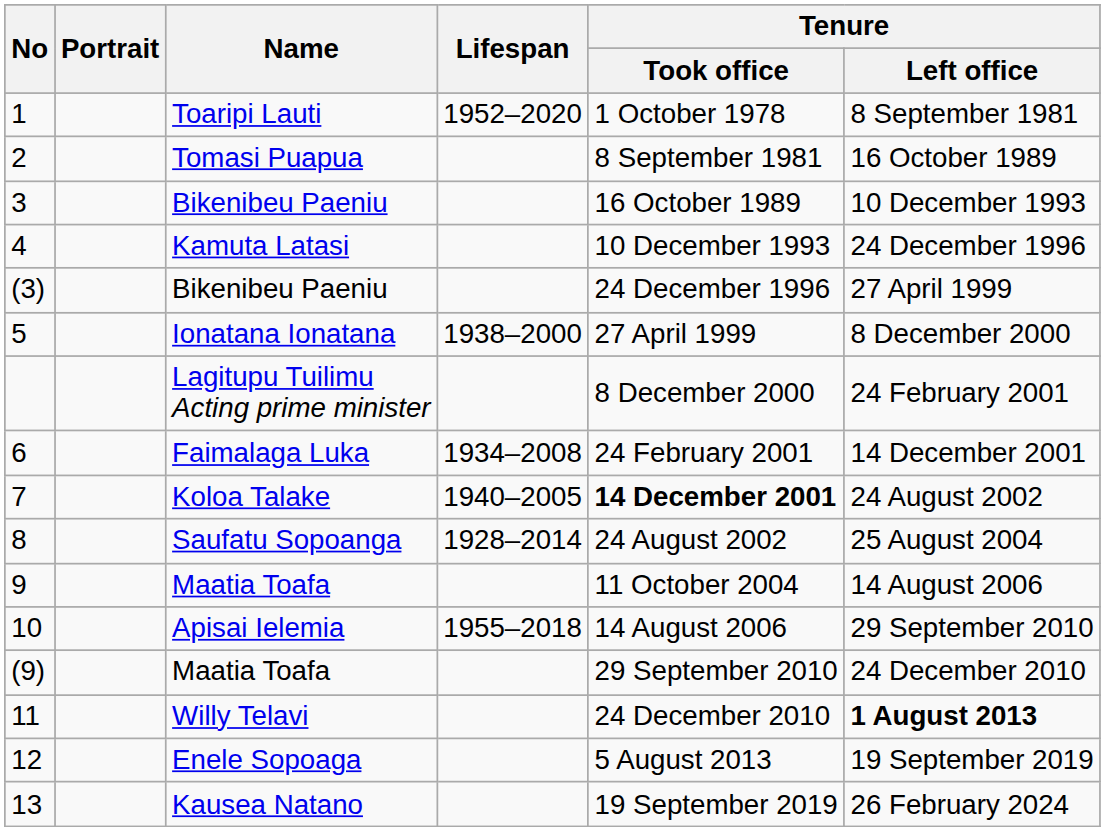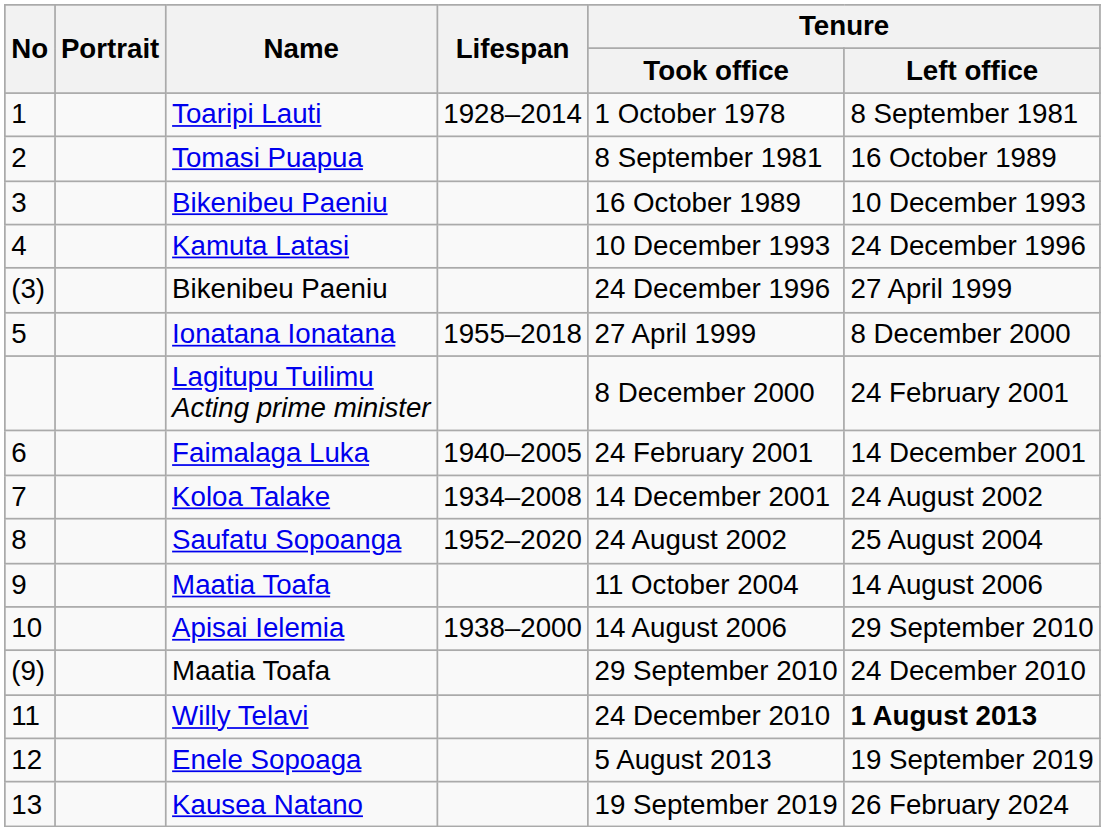(513, 114) 1952–2020 -> (513, 114) 1928–2014
(513, 333) 1938–2000 -> (513, 333) 1955–2018
(513, 452) 1934–2008 -> (513, 452) 1940–2005
(513, 496) 1940–2005 -> (513, 496) 1934–2008
(715, 496) bold -> (712, 496) normal
(513, 540) 1928–2014 -> (513, 540) 1952–2020
(513, 628) 1955–2018 -> (513, 628) 1938–2000
